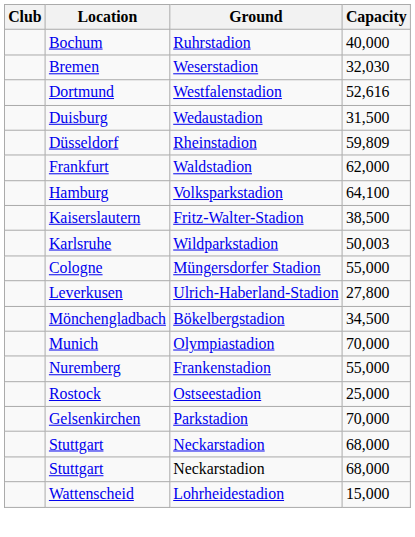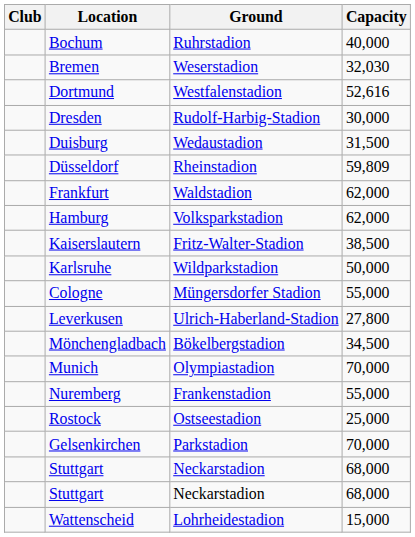+ row: (75, 117)
(368, 192) 64,100 -> (368, 218) 62,000
(368, 243) 50,003 -> (368, 268) 50,000
